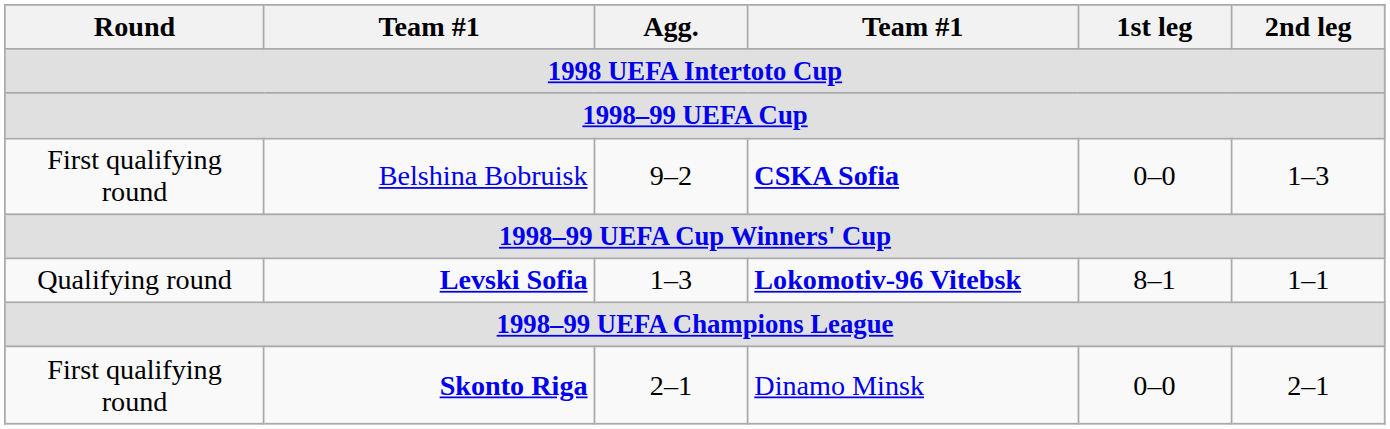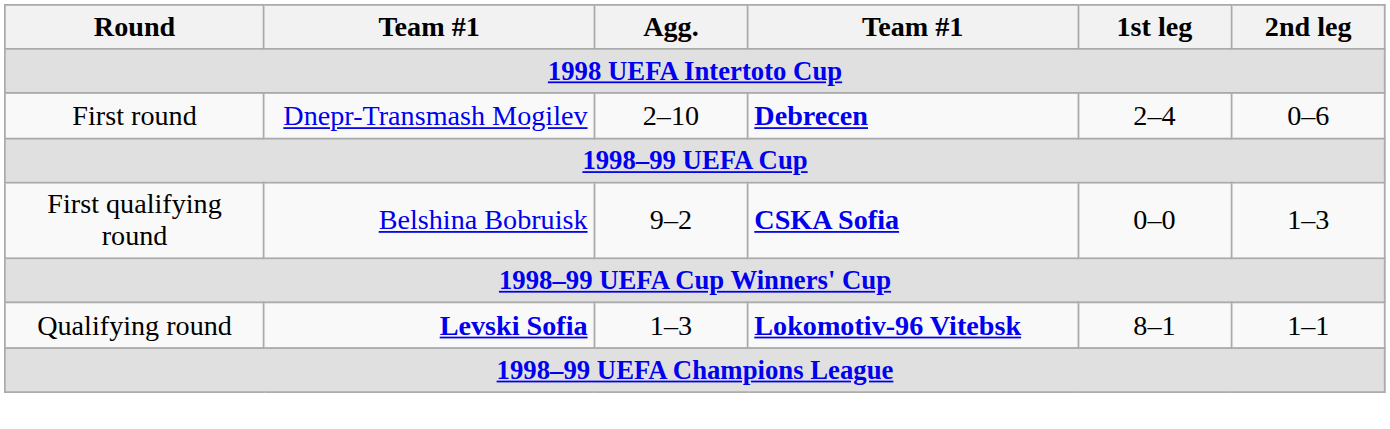+ row: (435, 115)
- row: (514, 384)
